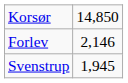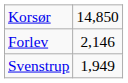(98, 65) 1,945 -> (98, 65) 1,949
